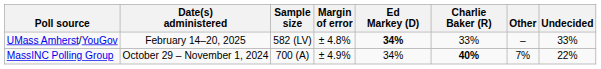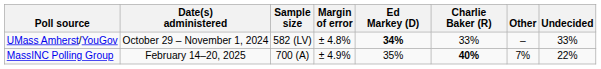(195, 40) February 14–20, 2025 -> (195, 40) October 29 – November 1, 2024
(195, 56) October 29 – November 1, 2024 -> (195, 56) February 14–20, 2025
(393, 56) 34% -> (393, 56) 35%
